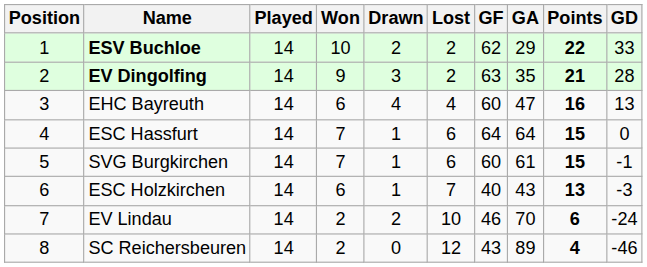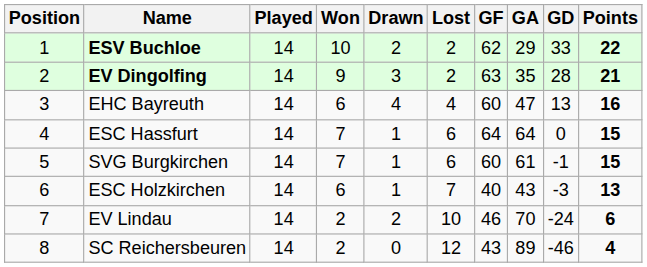columns swapped: (624, 18) <-> (575, 18)
